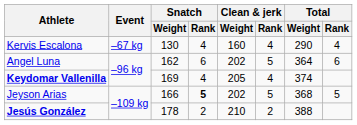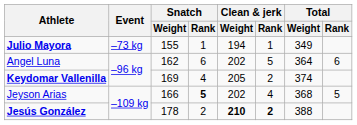- row: (44, 45)
+ row: (39, 45)
(270, 79) 4 -> (270, 79) 2
(270, 95) 5 -> (270, 95) 4
(237, 112) normal -> (237, 112) bold
(270, 112) normal -> (270, 112) bold
